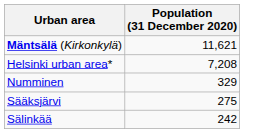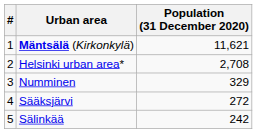+ column: (10, 20)
(222, 63) 7,208 -> (234, 63) 2,708
(227, 100) 275 -> (239, 100) 272
